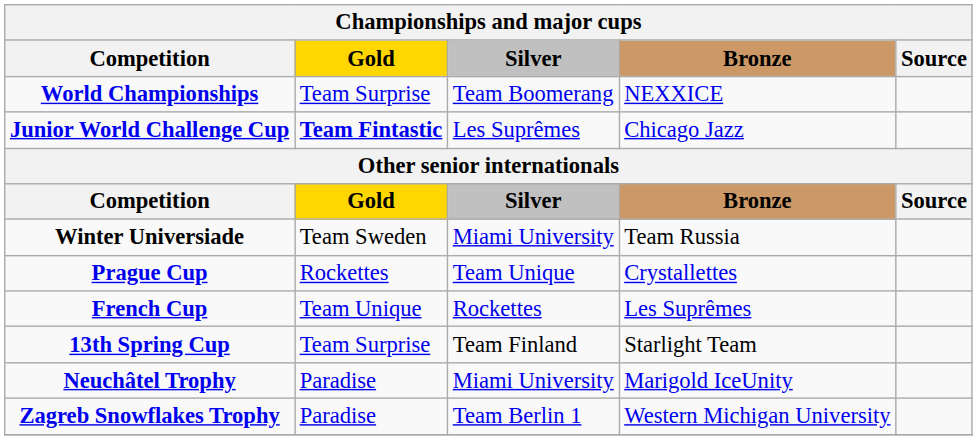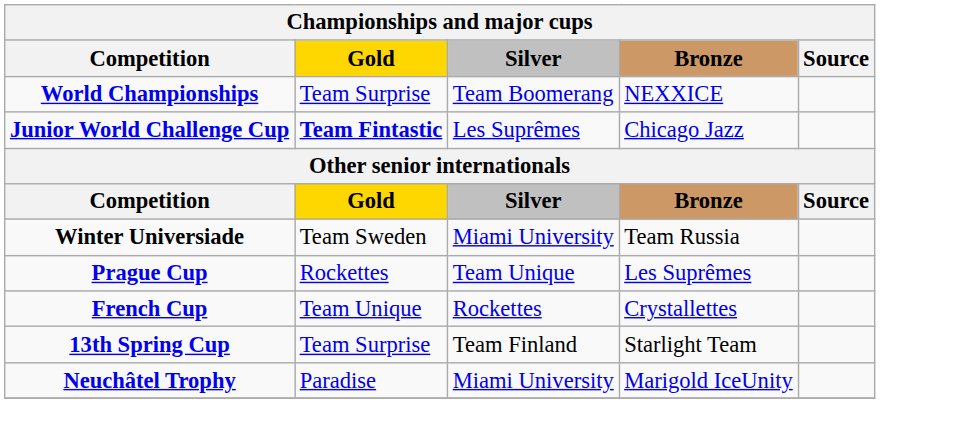(681, 272) Crystallettes -> (688, 272) Les Suprêmes
(688, 308) Les Suprêmes -> (681, 308) Crystallettes
- row: (150, 415)
